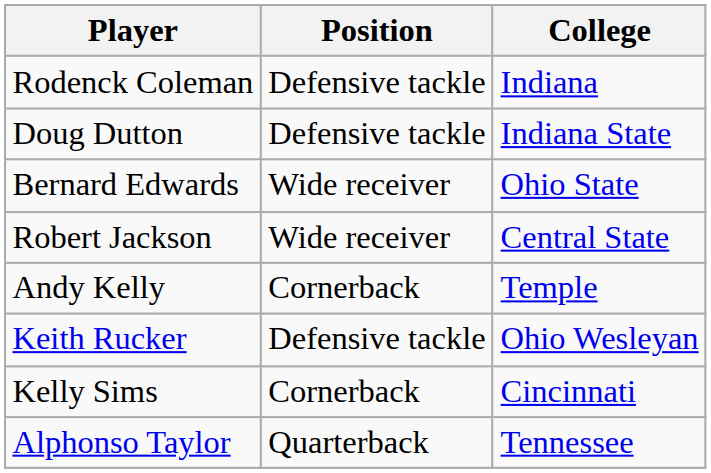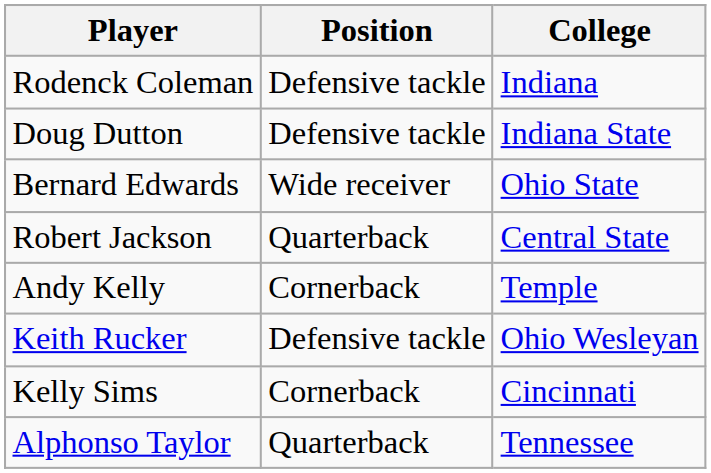(359, 236) Wide receiver -> (349, 236) Quarterback
